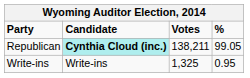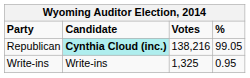(191, 47) 138,211 -> (191, 47) 138,216
